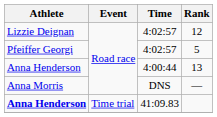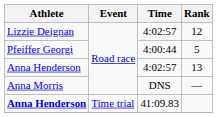(160, 49) 4:02:57 -> (160, 49) 4:00:44
(160, 67) 4:00:44 -> (160, 67) 4:02:57
